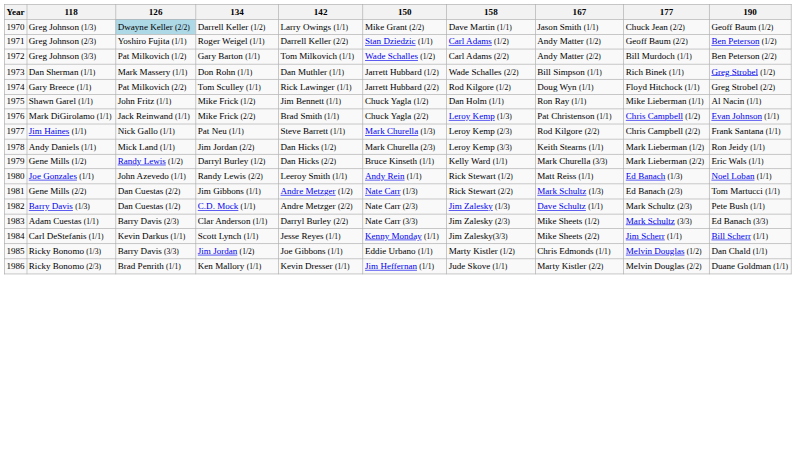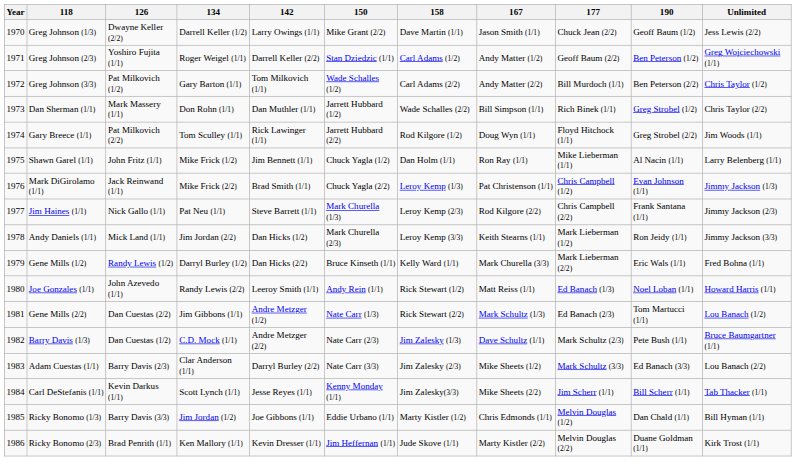+ column: (747, 12)
(154, 27) lightblue background -> (136, 32) no background
